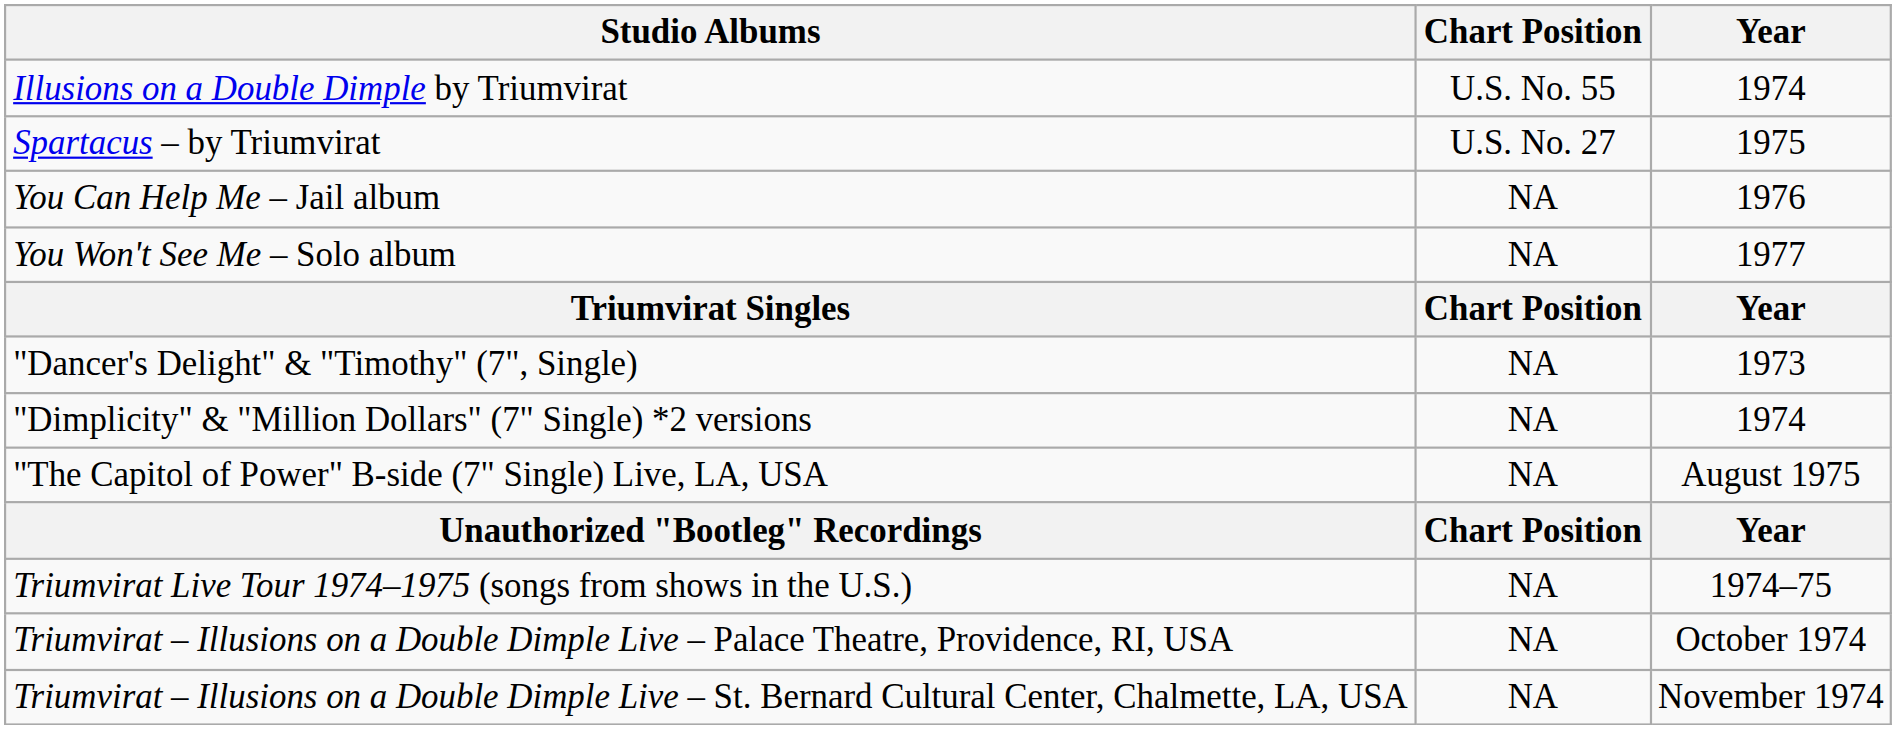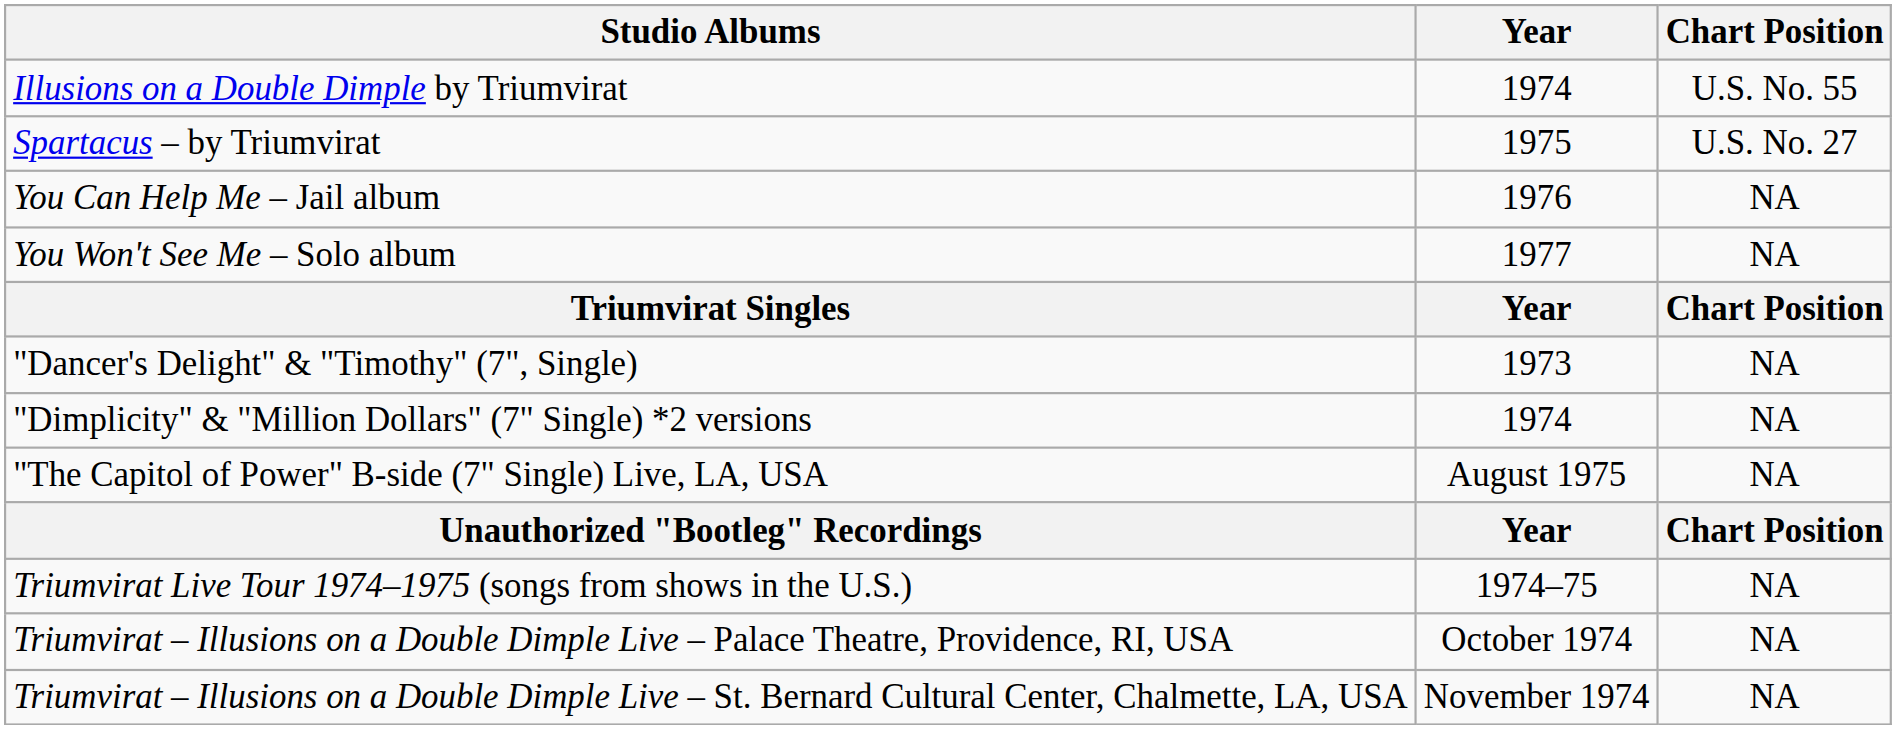columns swapped: (1771, 32) <-> (1533, 32)
